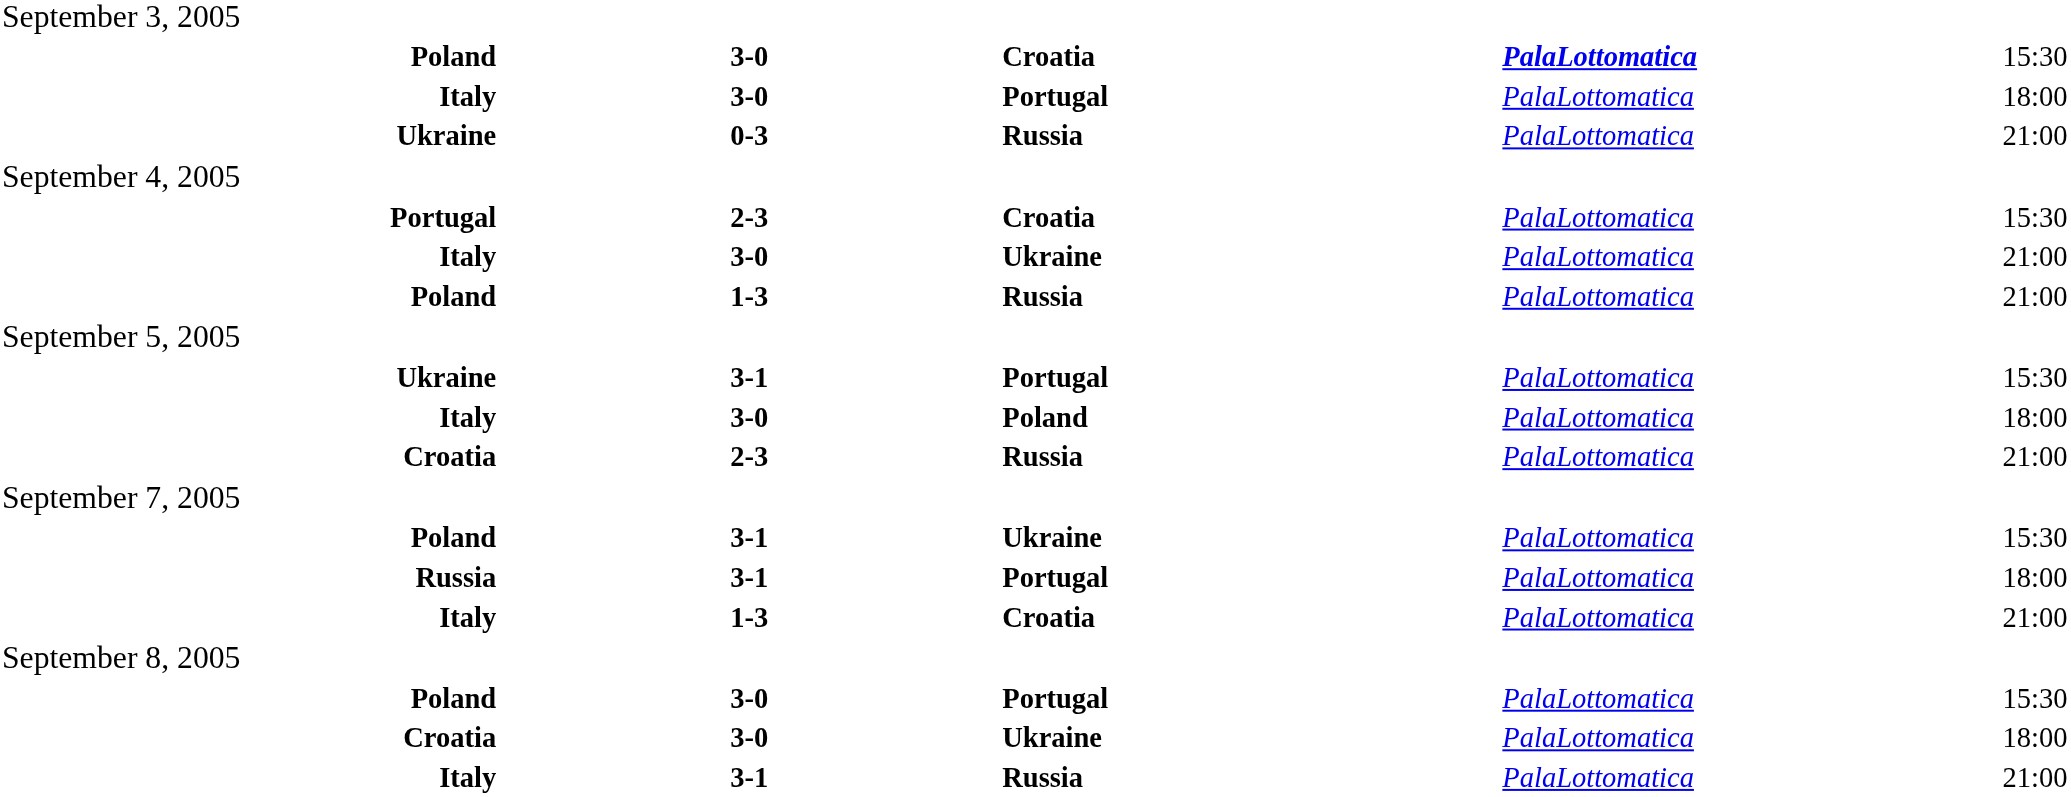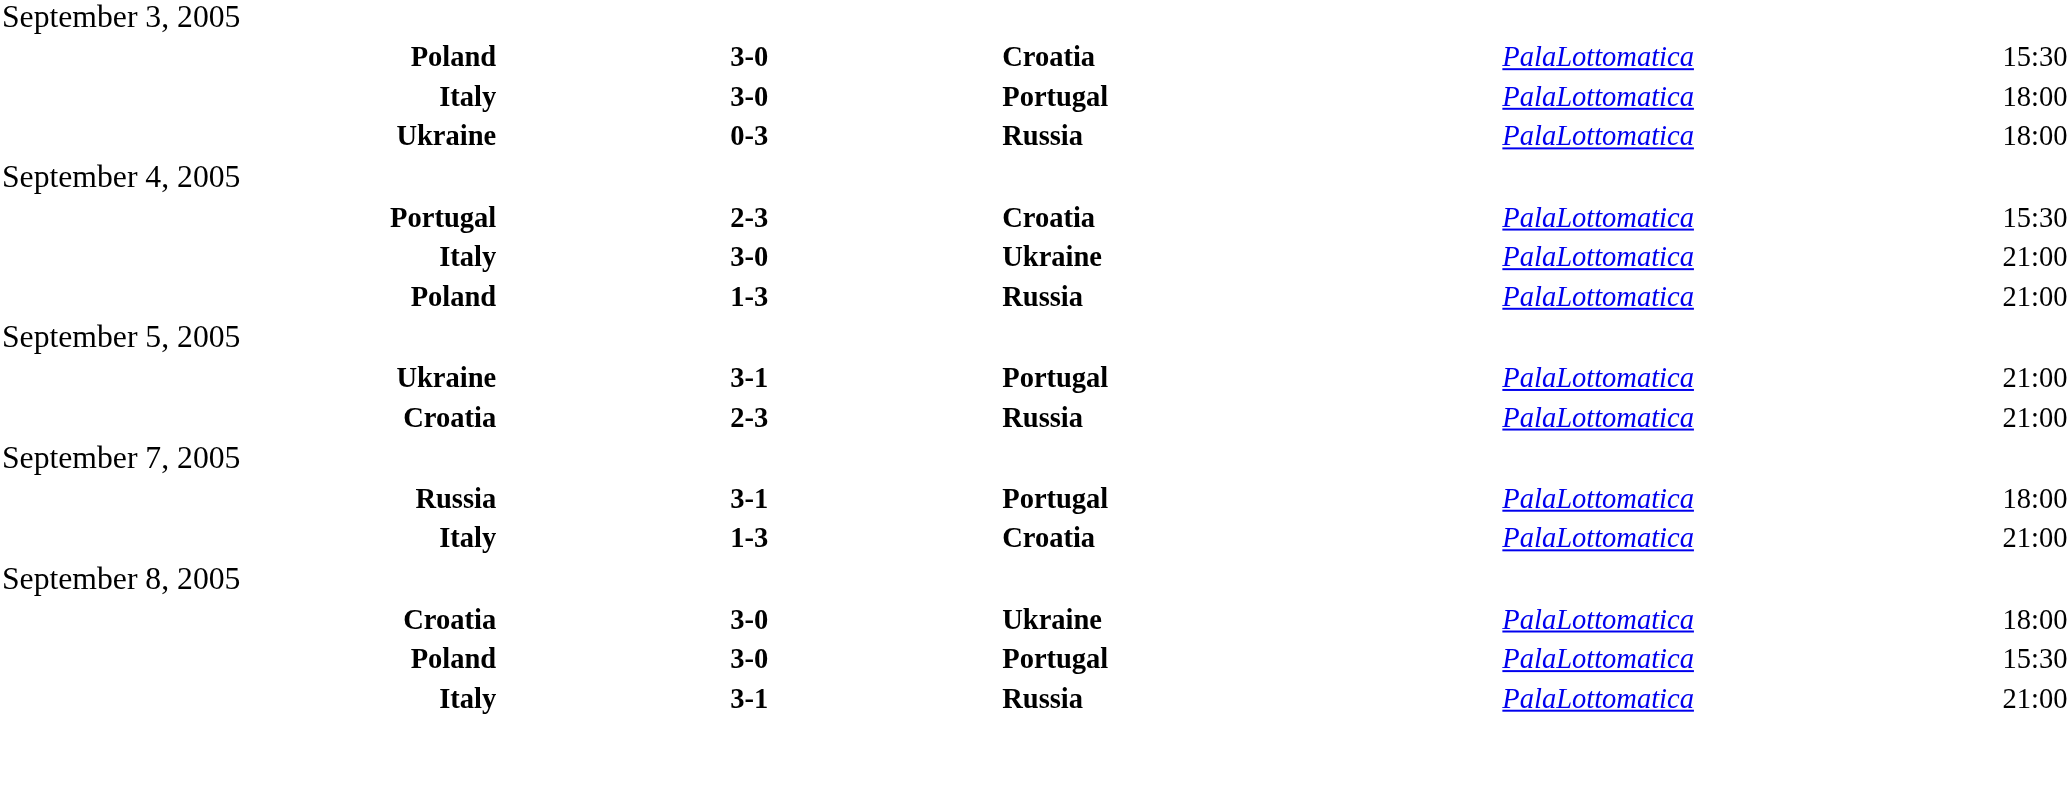(1600, 56) bold -> (1598, 56) normal
(2035, 136) 21:00 -> (2035, 136) 18:00
(2035, 377) 15:30 -> (2035, 377) 21:00
- row: (468, 417)
- row: (453, 537)
rows swapped: (453, 698) <-> (450, 737)
